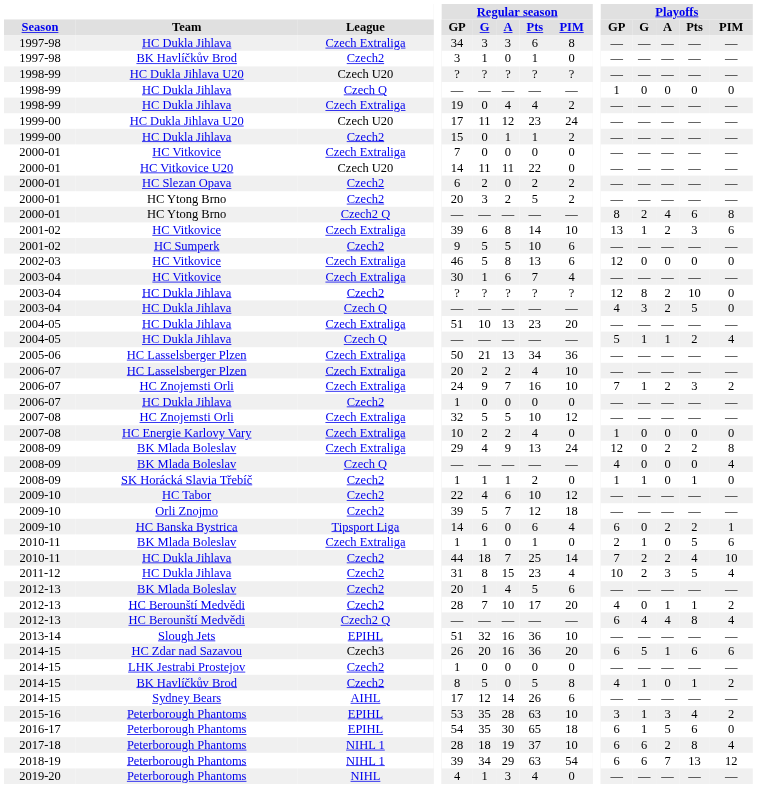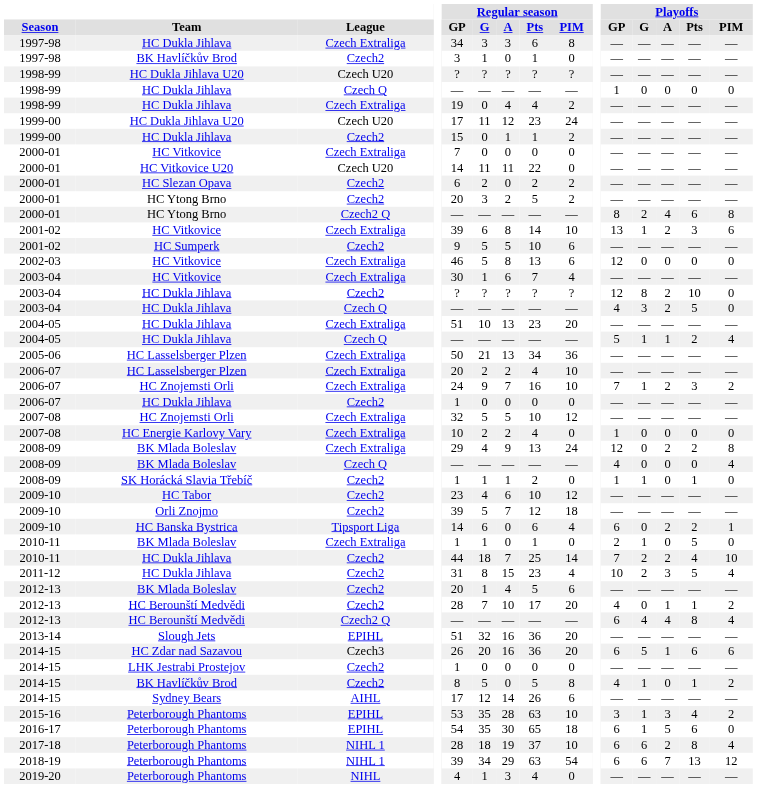(457, 495) 22 -> (457, 495) 23
(731, 542) 6 -> (731, 542) 0
(572, 635) 10 -> (572, 635) 20
